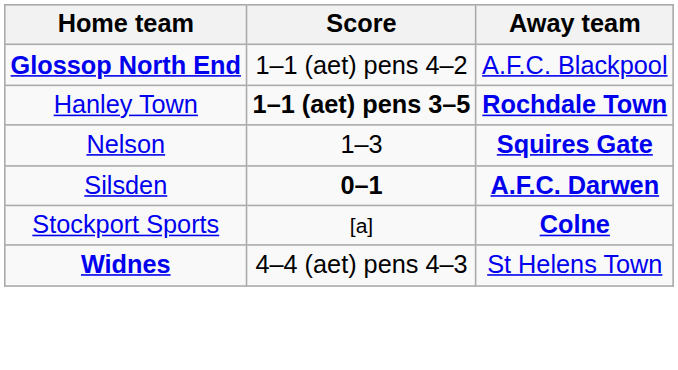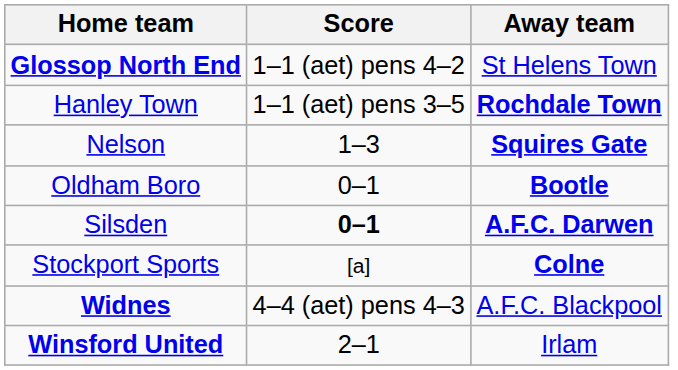(575, 64) A.F.C. Blackpool -> (569, 64) St Helens Town
(362, 104) bold -> (359, 104) normal
+ row: (126, 184)
(575, 265) St Helens Town -> (569, 305) A.F.C. Blackpool
+ row: (126, 345)
